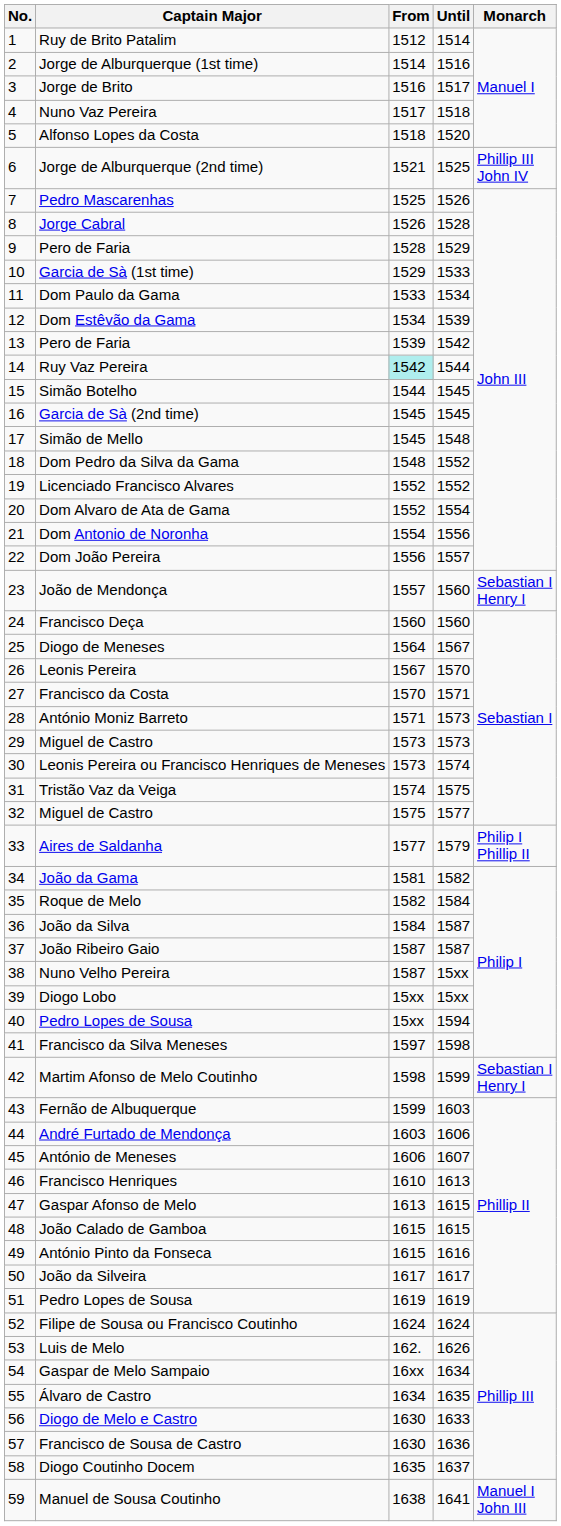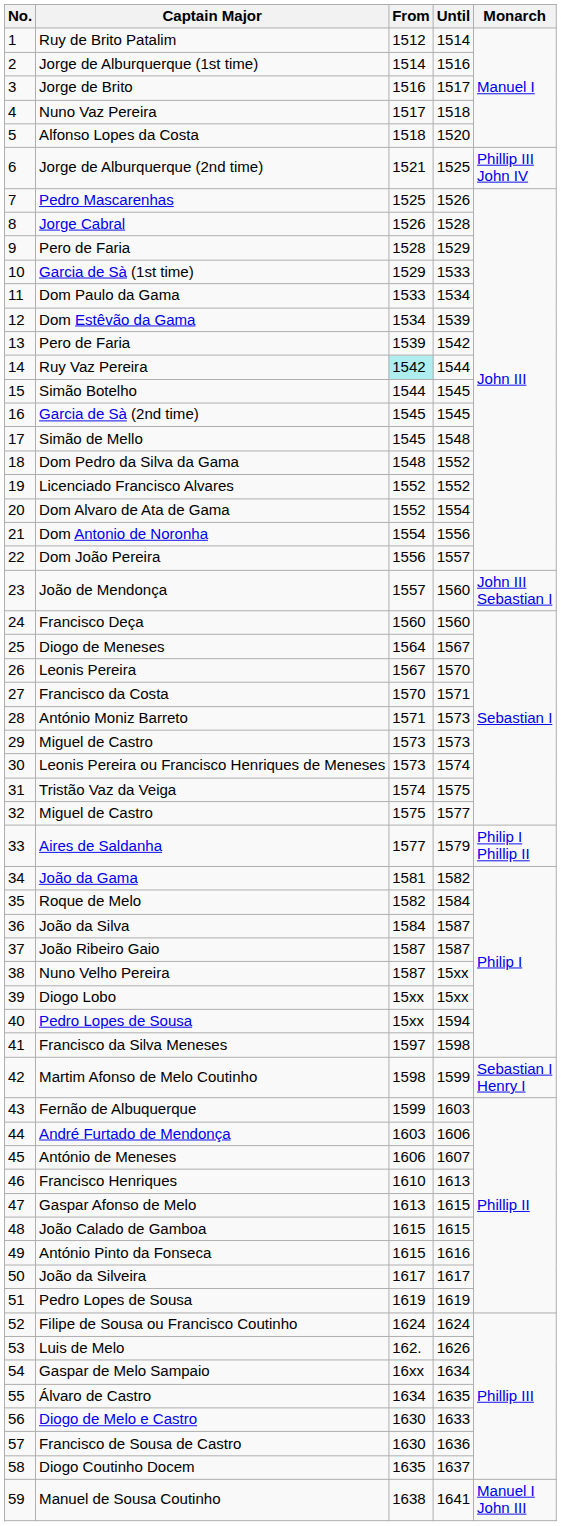(515, 590) Sebastian I Henry I -> (515, 590) John III Sebastian I
